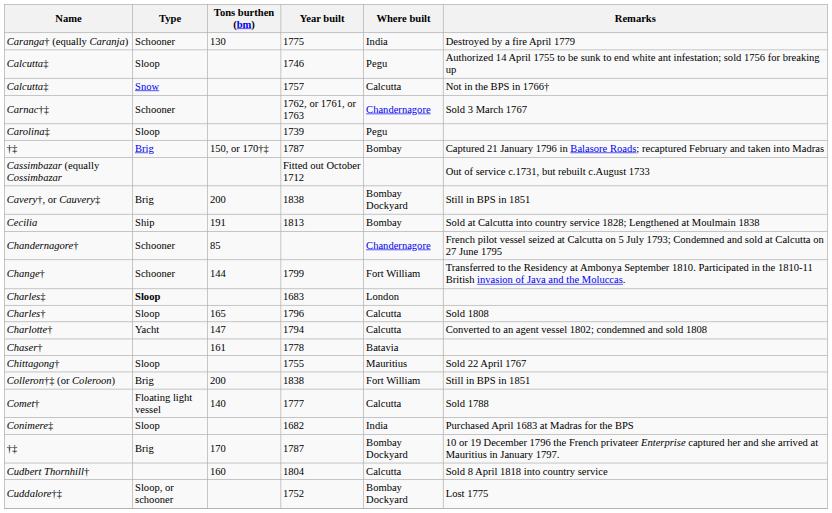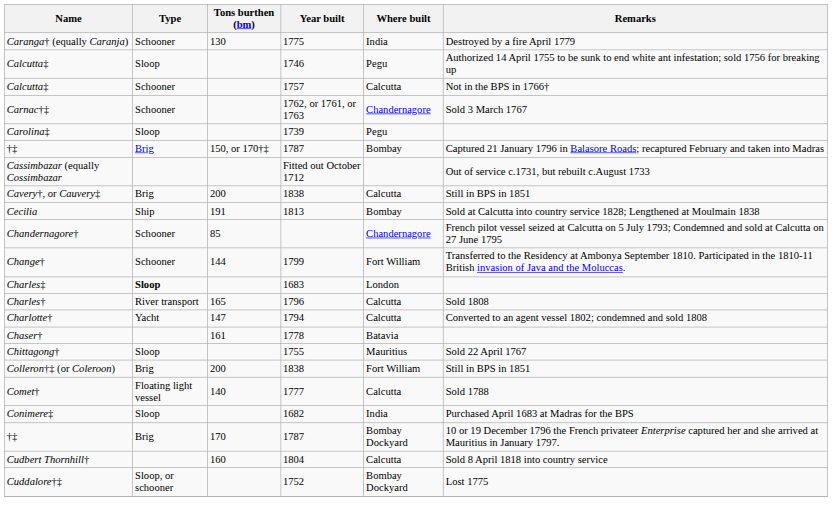(147, 86) Snow -> (155, 86) Schooner
(387, 200) Bombay Dockyard -> (384, 194) Calcutta
(147, 313) Sloop -> (167, 301) River transport
